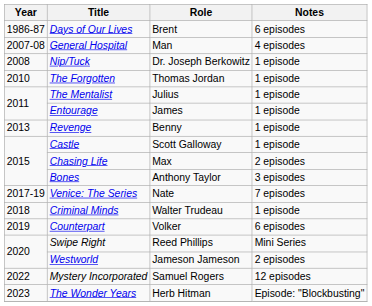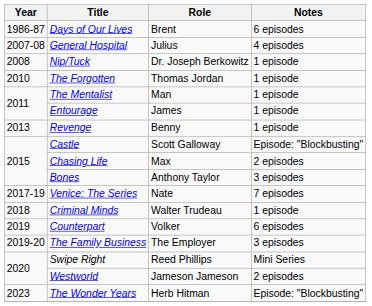(162, 45) Man -> (164, 45) Julius
(165, 95) Julius -> (161, 95) Man
(277, 144) 1 episode -> (308, 144) Episode: "Blockbusting"
+ row: (98, 243)
- row: (99, 276)
